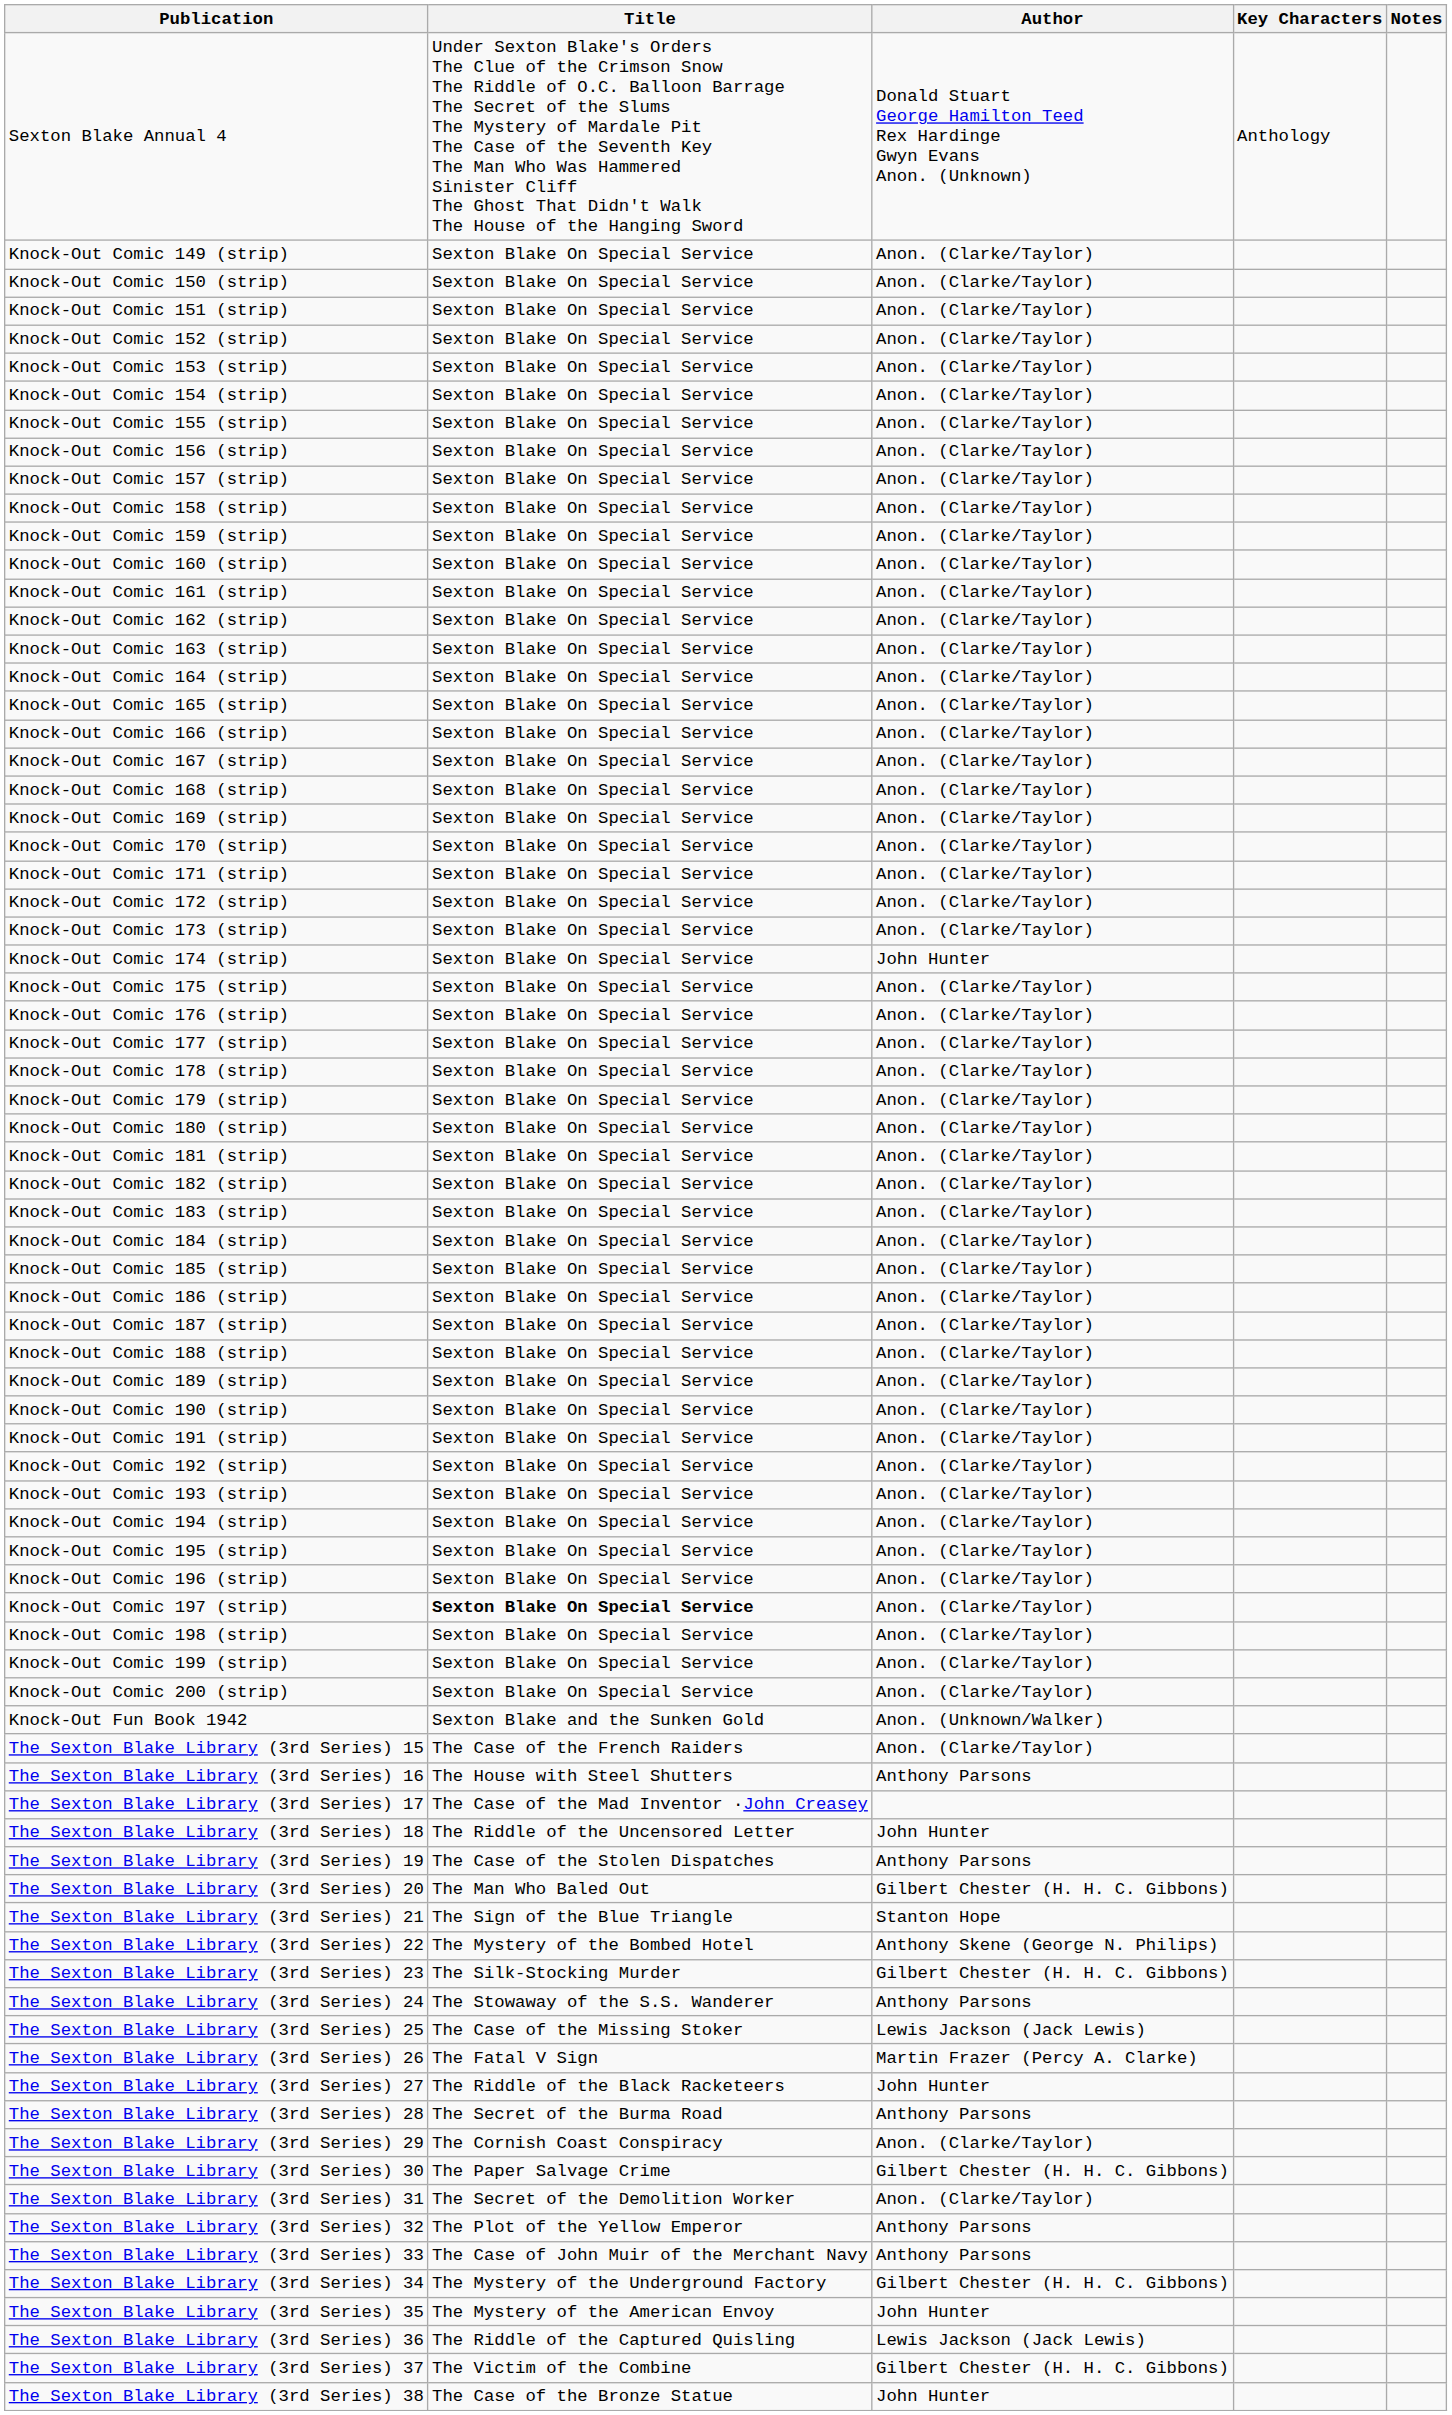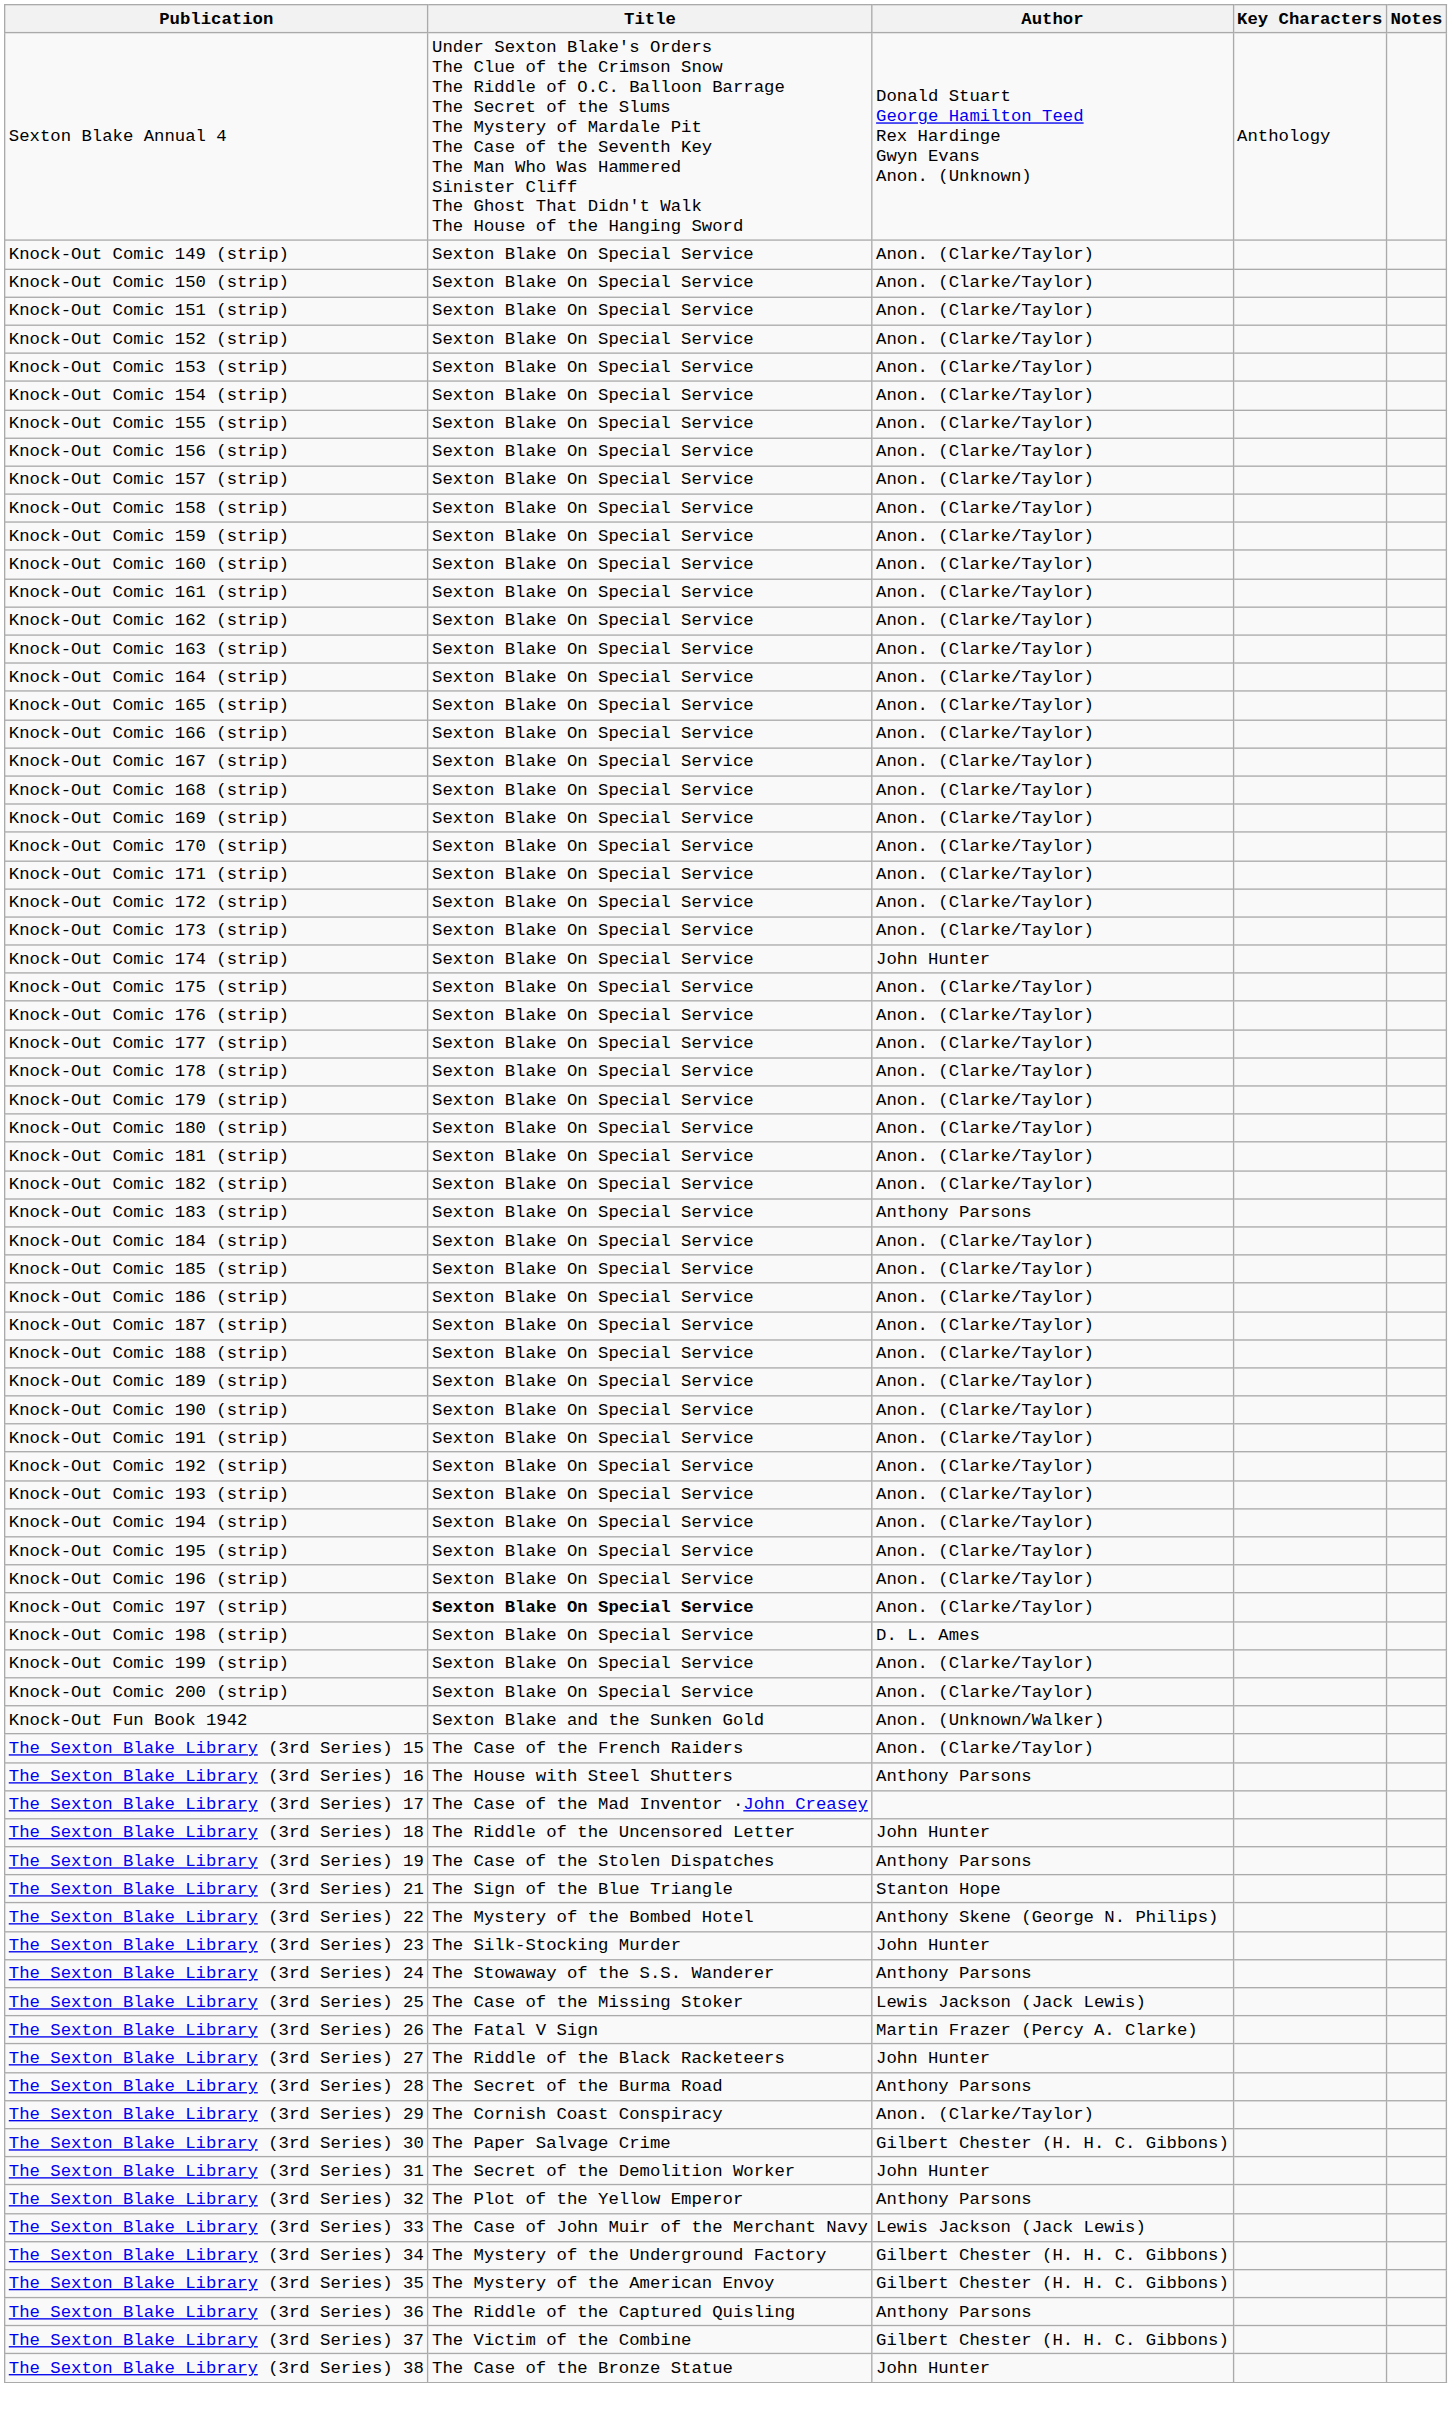(985, 1213) Anon. (Clarke/Taylor) -> (954, 1213) Anthony Parsons
(985, 1635) Anon. (Clarke/Taylor) -> (928, 1635) D. L. Ames
- row: (216, 1889)
(1052, 1974) Gilbert Chester (H. H. C. Gibbons) -> (933, 1945) John Hunter
(985, 2199) Anon. (Clarke/Taylor) -> (933, 2171) John Hunter
(954, 2255) Anthony Parsons -> (1011, 2227) Lewis Jackson (Jack Lewis)
(933, 2312) John Hunter -> (1052, 2284) Gilbert Chester (H. H. C. Gibbons)
(1011, 2340) Lewis Jackson (Jack Lewis) -> (954, 2312) Anthony Parsons
